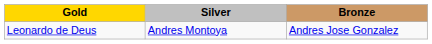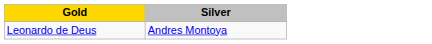- column: (357, 13)
